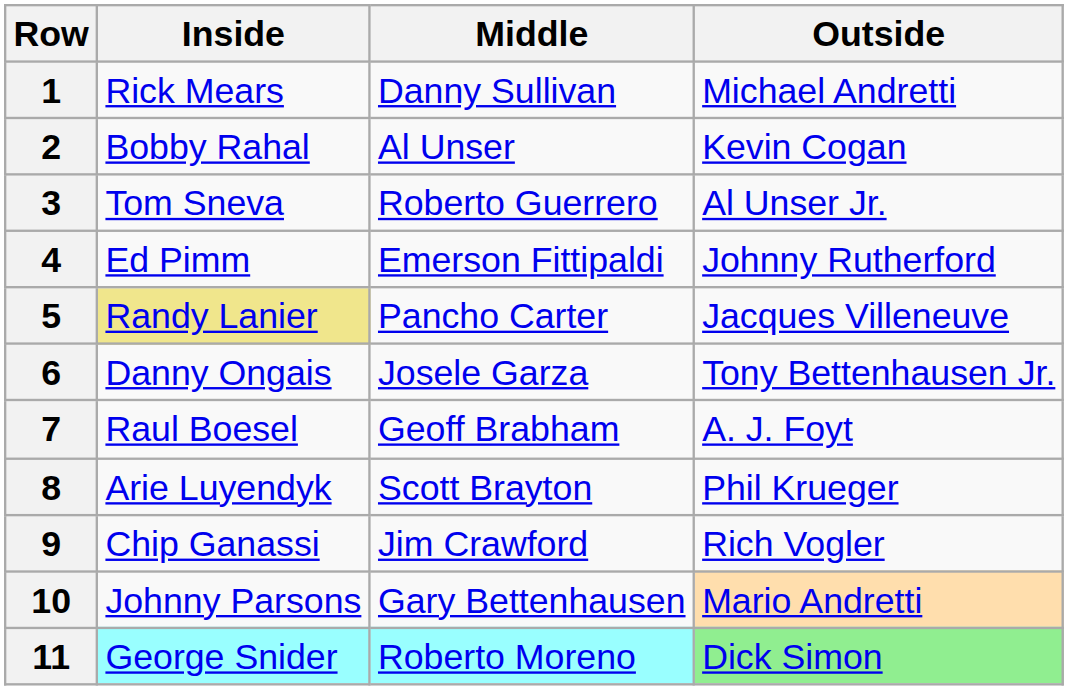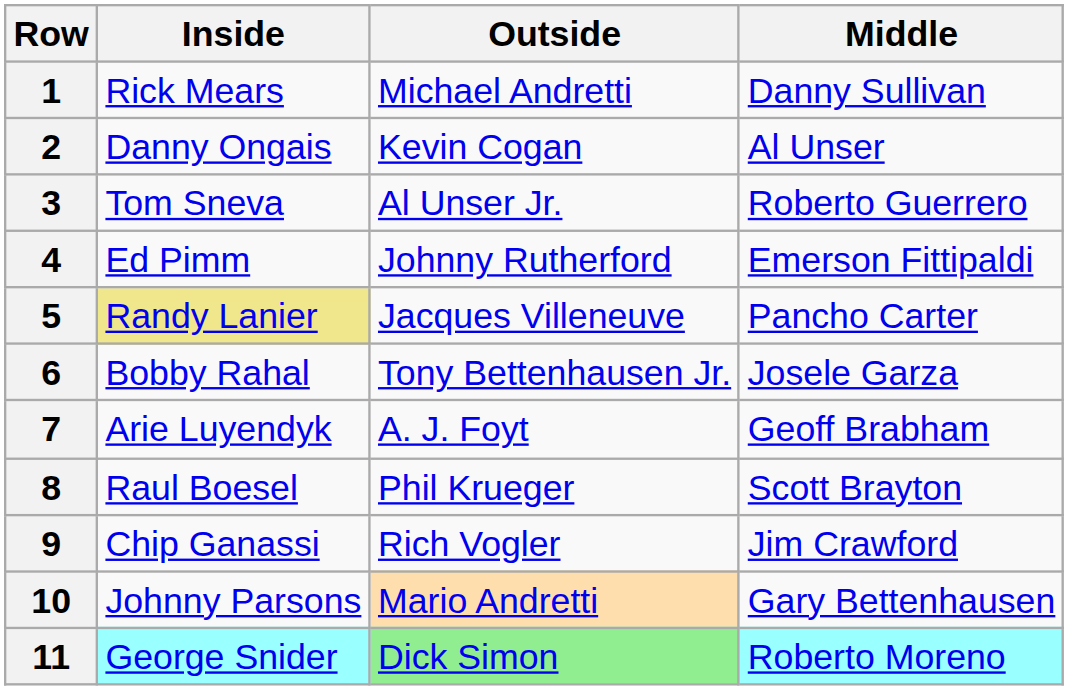columns swapped: (532, 34) <-> (879, 34)
(208, 147) Bobby Rahal -> (219, 147) Danny Ongais
(219, 373) Danny Ongais -> (208, 373) Bobby Rahal
(202, 429) Raul Boesel -> (219, 429) Arie Luyendyk
(219, 486) Arie Luyendyk -> (202, 486) Raul Boesel
